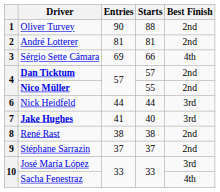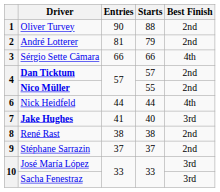(150, 42) 81 -> (150, 42) 79
(119, 57) 69 -> (119, 57) 66
(190, 103) 3rd -> (190, 103) 4th
(190, 179) 4th -> (190, 179) 3rd
